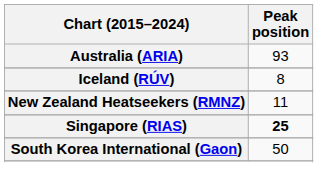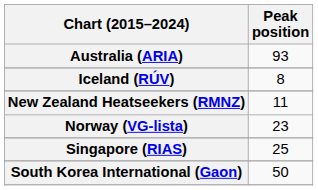+ row: (126, 126)
(280, 126) bold -> (280, 149) normal
